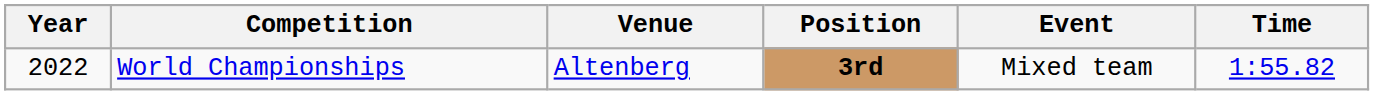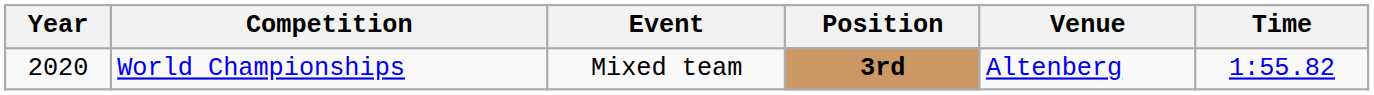columns swapped: (656, 26) <-> (1077, 26)
(58, 68) 2022 -> (58, 68) 2020
